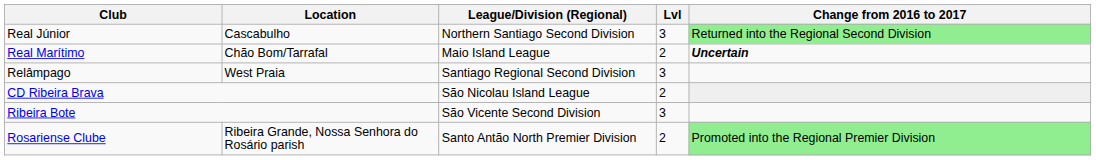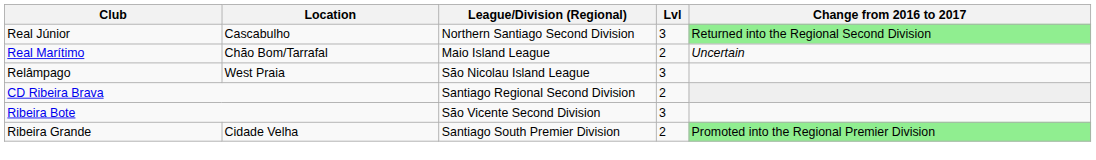(720, 54) bold -> (718, 54) normal
(538, 73) Santiago Regional Second Division -> (516, 73) São Nicolau Island League
(516, 93) São Nicolau Island League -> (538, 93) Santiago Regional Second Division
+ row: (49, 132)
- row: (57, 139)
